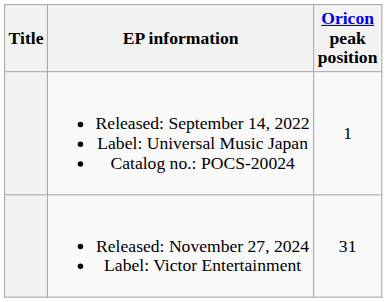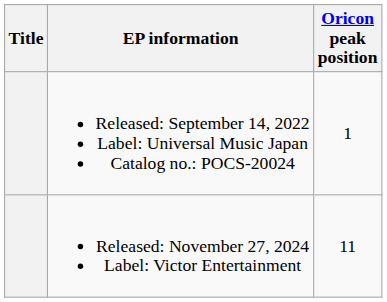(348, 245) 31 -> (348, 245) 11
